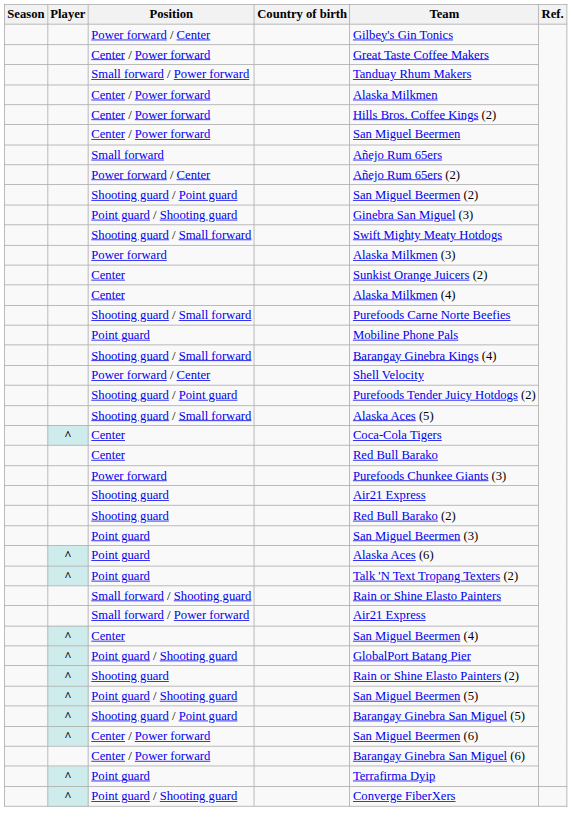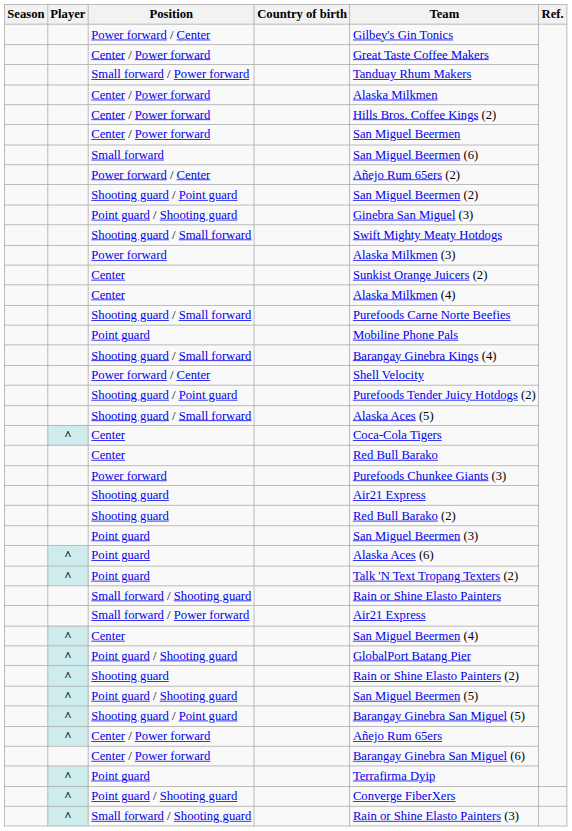(398, 154) Añejo Rum 65ers -> (416, 154) San Miguel Beermen (6)
(416, 736) San Miguel Beermen (6) -> (398, 736) Añejo Rum 65ers
+ row: (68, 816)
